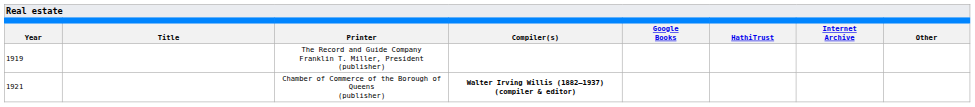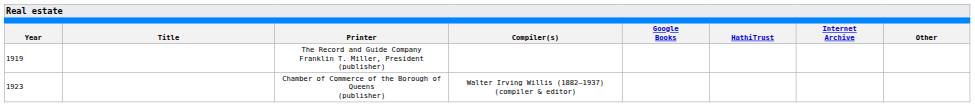(15, 87) 1921 -> (15, 87) 1923
(535, 87) bold -> (535, 87) normal
